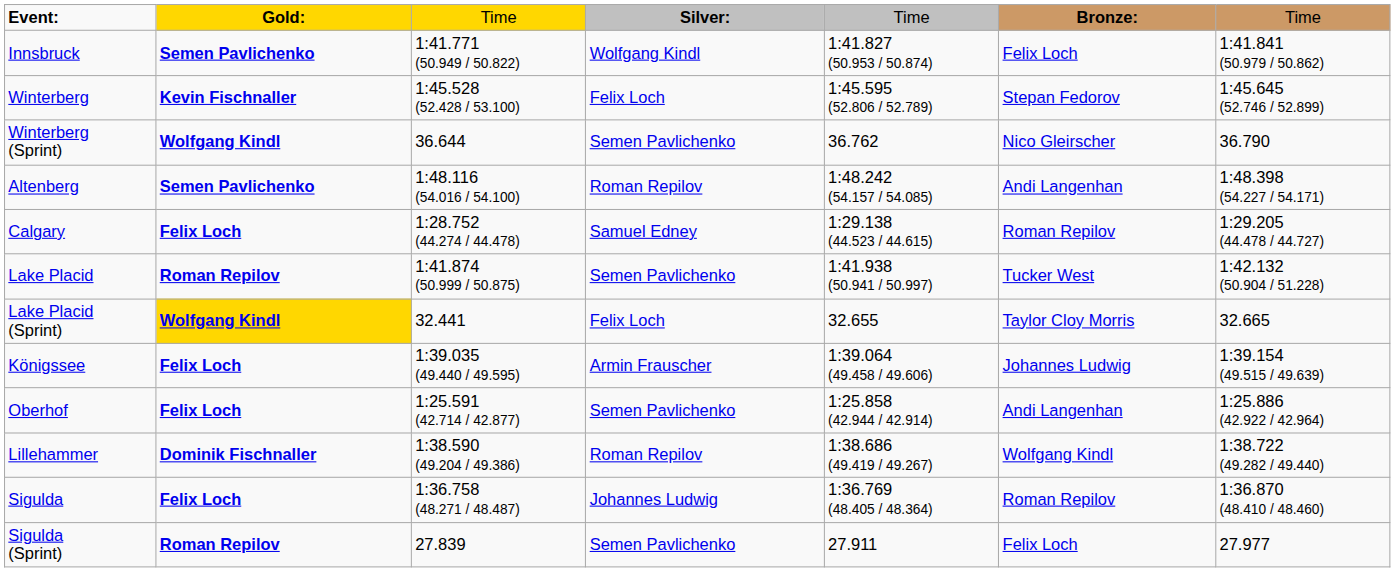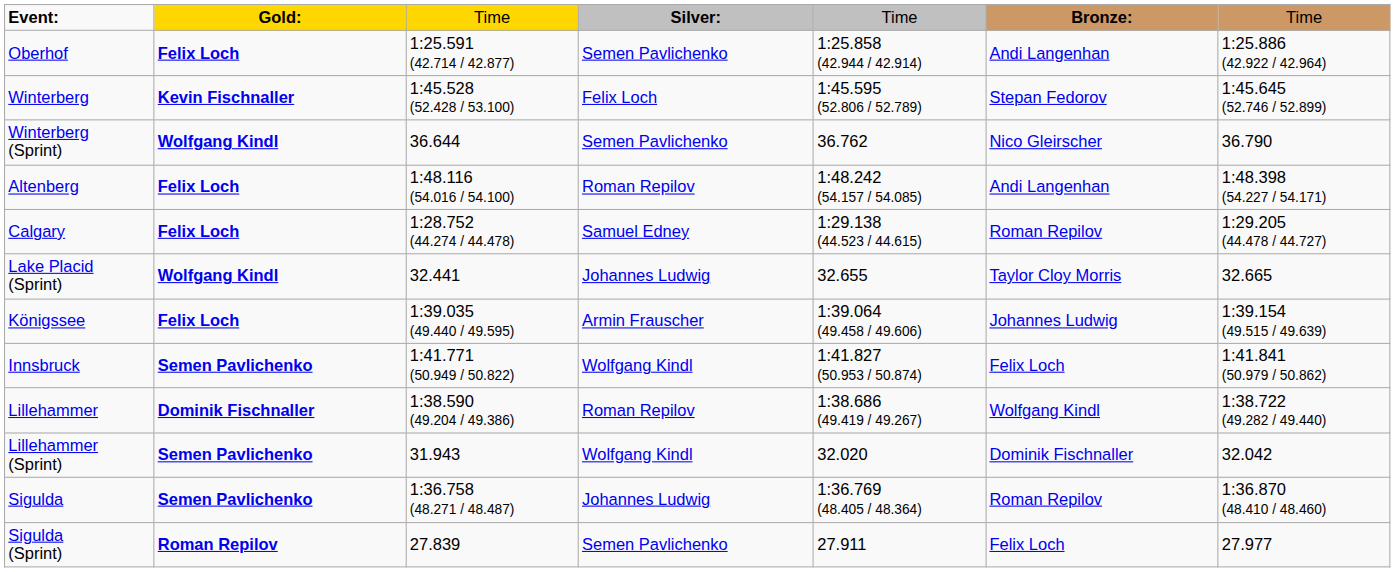rows swapped: (44, 52) <-> (38, 410)
(237, 187) Semen Pavlichenko -> (198, 187) Felix Loch
- row: (51, 276)
(220, 321) gold background -> (218, 276) no background
(627, 321) Felix Loch -> (646, 276) Johannes Ludwig
+ row: (53, 455)
(201, 499) Felix Loch -> (235, 499) Semen Pavlichenko
